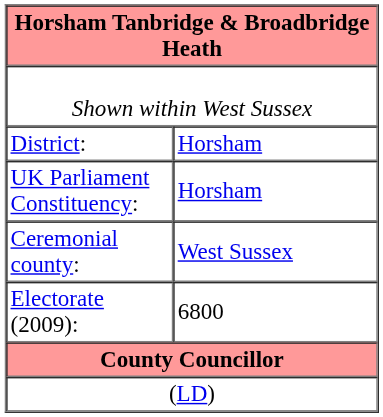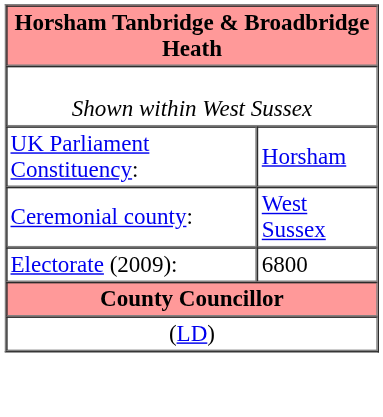- row: (48, 143)
